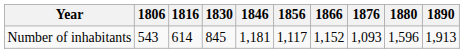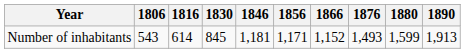(292, 37) 1,117 -> (292, 37) 1,171
(366, 37) 1,093 -> (367, 37) 1,493
(404, 37) 1,596 -> (404, 37) 1,599
